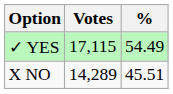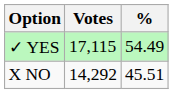(93, 74) 14,289 -> (93, 74) 14,292
